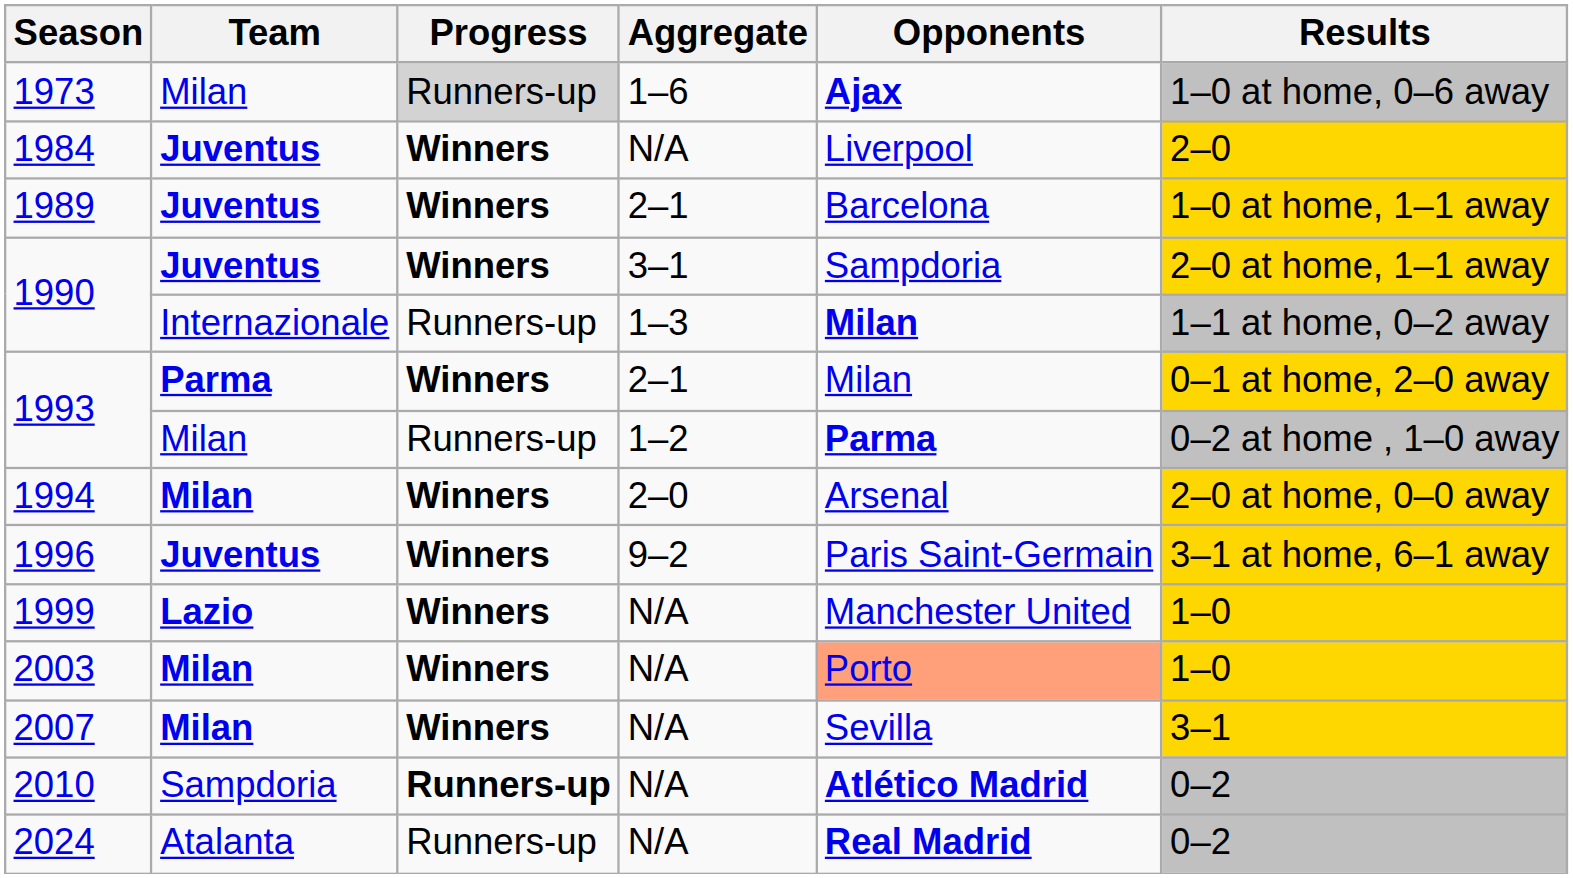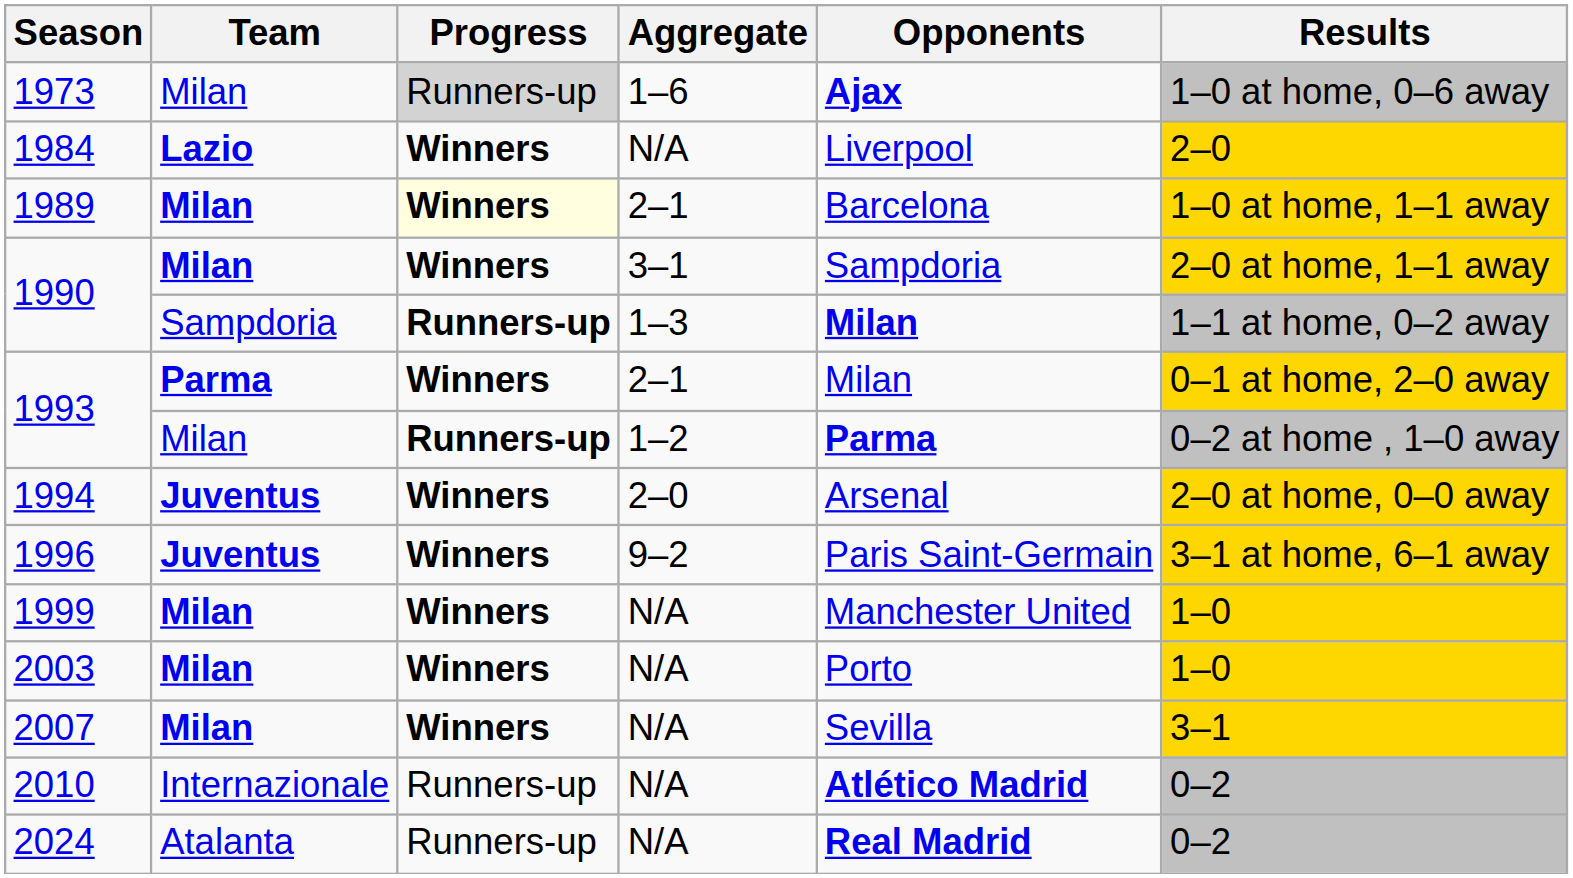(240, 149) Juventus -> (207, 149) Lazio
(240, 206) Juventus -> (207, 206) Milan
(478, 206) no background -> (478, 206) lightyellow background
(240, 264) Juventus -> (207, 264) Milan
(275, 322) Internazionale -> (248, 322) Sampdoria
(501, 322) normal -> (508, 322) bold
(501, 438) normal -> (508, 438) bold
(207, 496) Milan -> (240, 496) Juventus
(207, 611) Lazio -> (207, 611) Milan
(868, 669) lightsalmon background -> (868, 669) no background
(248, 785) Sampdoria -> (275, 785) Internazionale
(508, 785) bold -> (501, 785) normal
